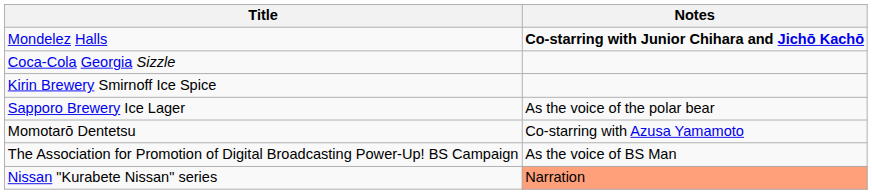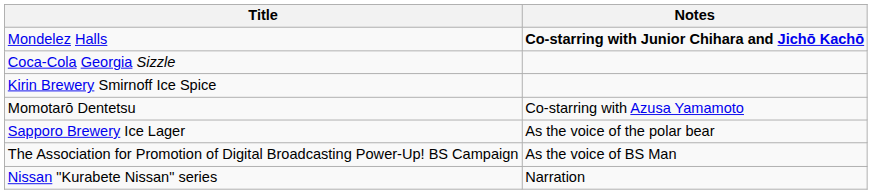rows swapped: (72, 131) <-> (96, 108)
(555, 177) lightsalmon background -> (555, 177) no background
